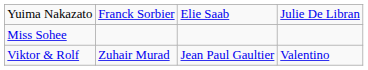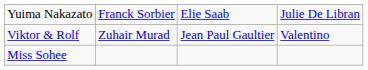rows swapped: (43, 55) <-> (37, 34)
